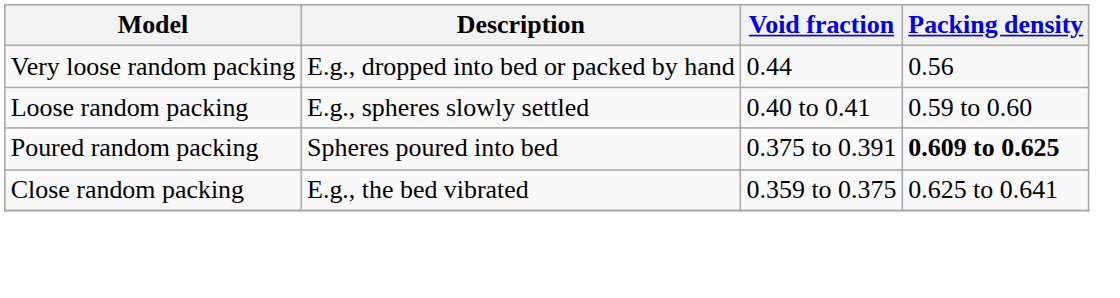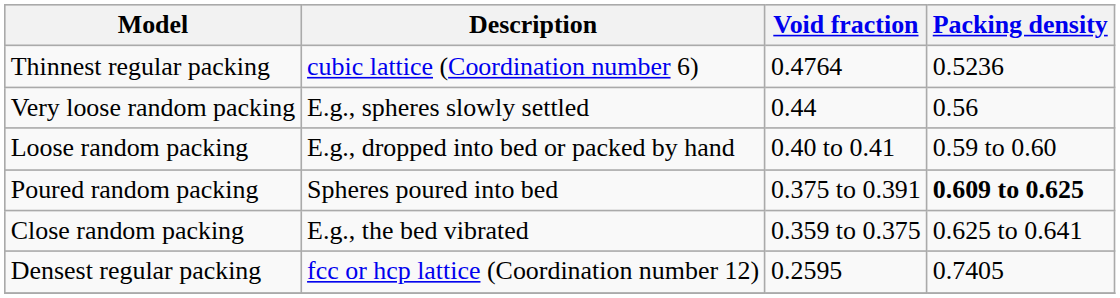+ row: (140, 66)
(521, 66) E.g., dropped into bed or packed by hand -> (448, 107) E.g., spheres slowly settled
(448, 107) E.g., spheres slowly settled -> (521, 148) E.g., dropped into bed or packed by hand
+ row: (136, 271)
